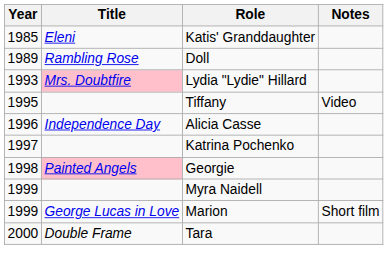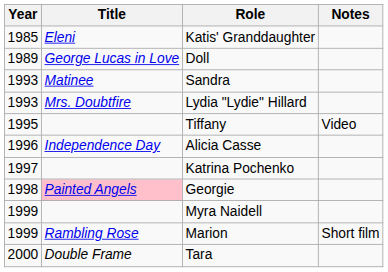(92, 59) Rambling Rose -> (112, 59) George Lucas in Love
+ row: (208, 80)
(88, 80) pink background -> (88, 102) no background
(112, 211) George Lucas in Love -> (92, 233) Rambling Rose
